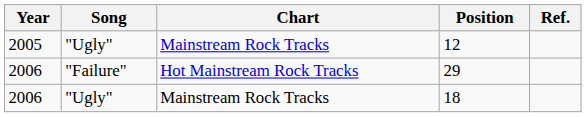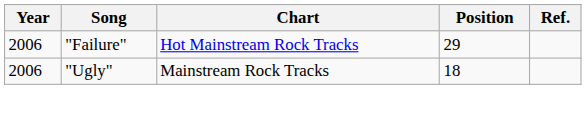- row: (25, 44)
